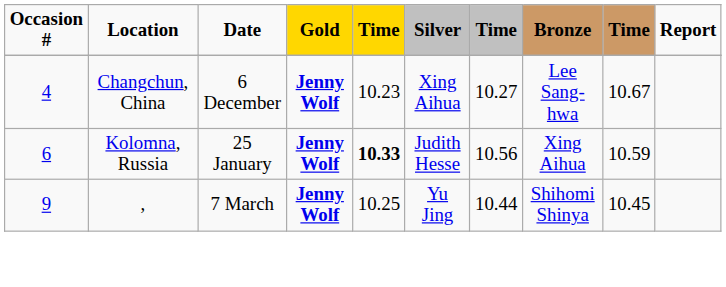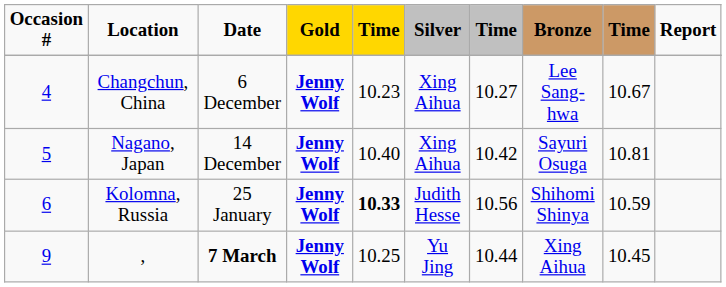+ row: (143, 153)
(563, 153) Xing Aihua -> (563, 204) Shihomi Shinya
(242, 204) normal -> (242, 256) bold
(563, 204) Shihomi Shinya -> (563, 256) Xing Aihua
